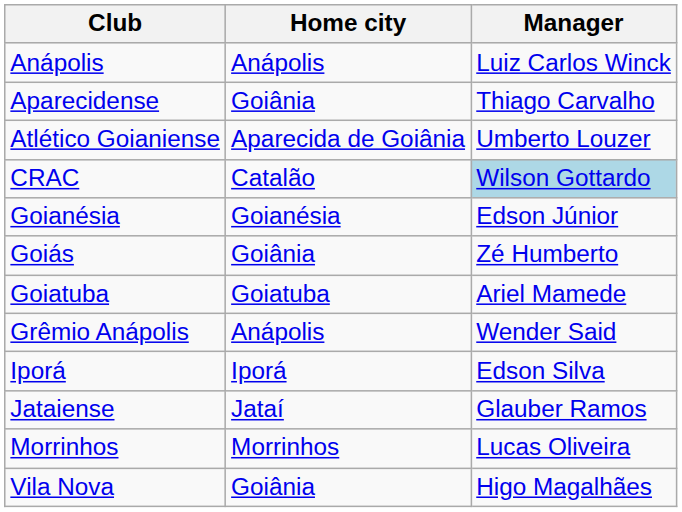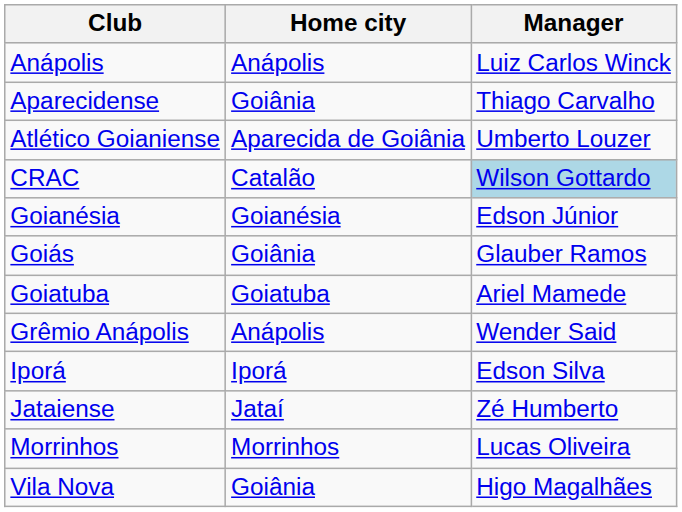(547, 255) Zé Humberto -> (561, 255) Glauber Ramos
(561, 409) Glauber Ramos -> (547, 409) Zé Humberto
